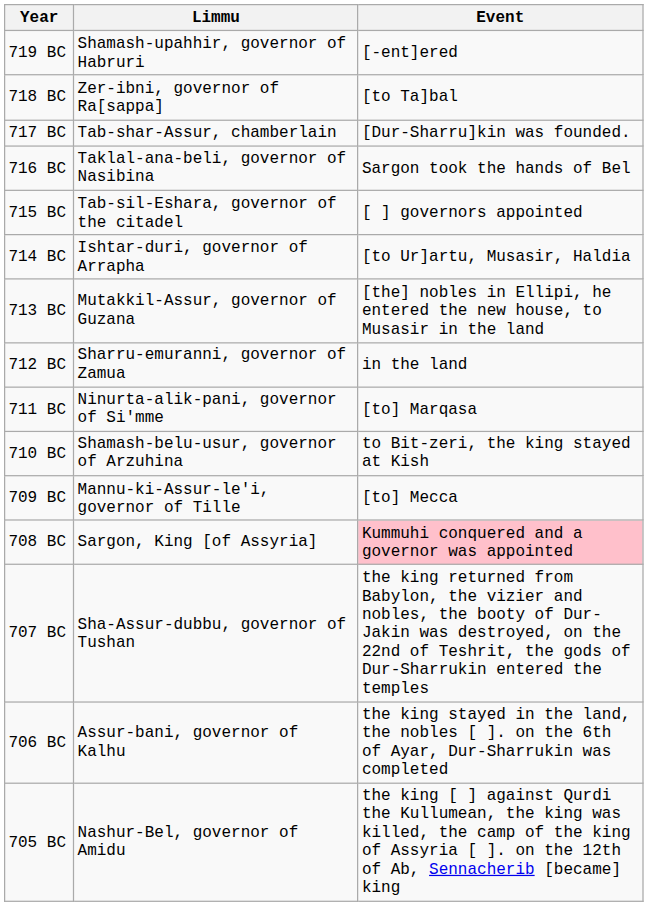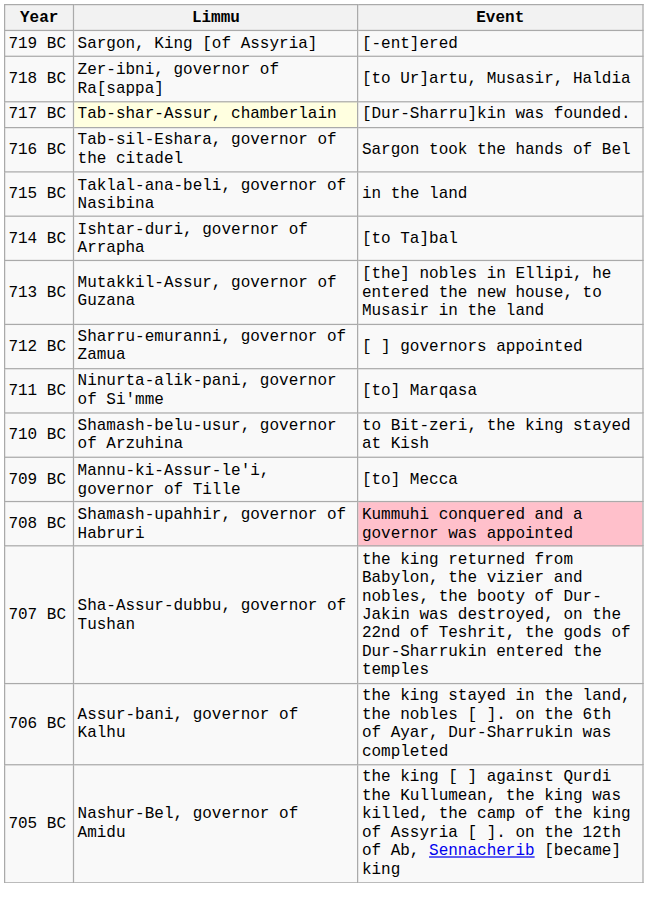(212, 53) Shamash-upahhir, governor of Habruri -> (197, 44) Sargon, King [of Assyria]
(410, 97) [to Ta]bal -> (496, 79) [to Ur]artu, Musasir, Haldia
(207, 133) no background -> (207, 114) lightyellow background
(212, 168) Taklal-ana-beli, governor of Nasibina -> (207, 150) Tab-sil-Eshara, governor of the citadel
(207, 213) Tab-sil-Eshara, governor of the citadel -> (212, 194) Taklal-ana-beli, governor of Nasibina
(472, 213) [ ] governors appointed -> (415, 194) in the land
(496, 257) [to Ur]artu, Musasir, Haldia -> (410, 239) [to Ta]bal
(415, 365) in the land -> (472, 346) [ ] governors appointed
(197, 543) Sargon, King [of Assyria] -> (212, 524) Shamash-upahhir, governor of Habruri
